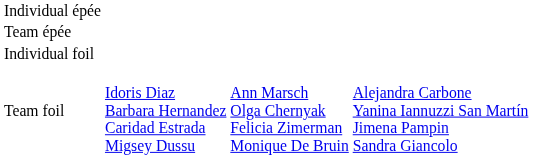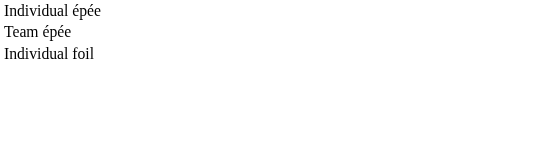- row: (34, 110)
